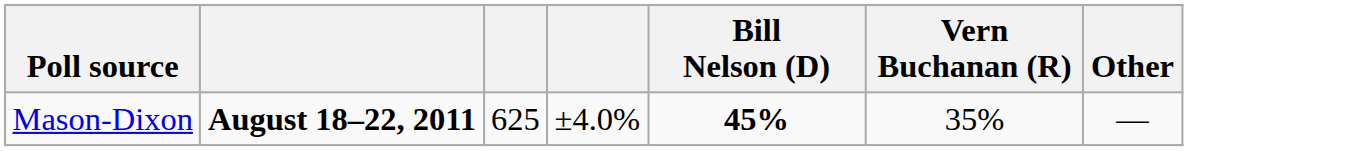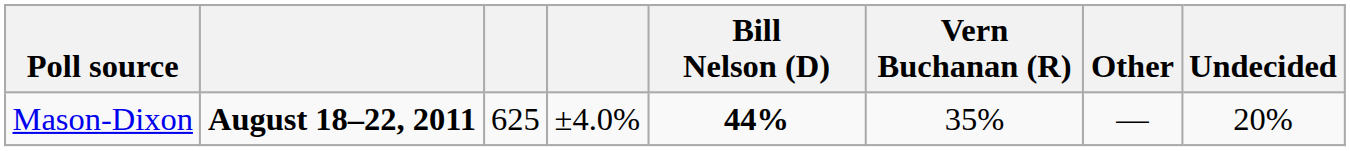+ column: (1263, 66)
(757, 118) 45% -> (757, 118) 44%
